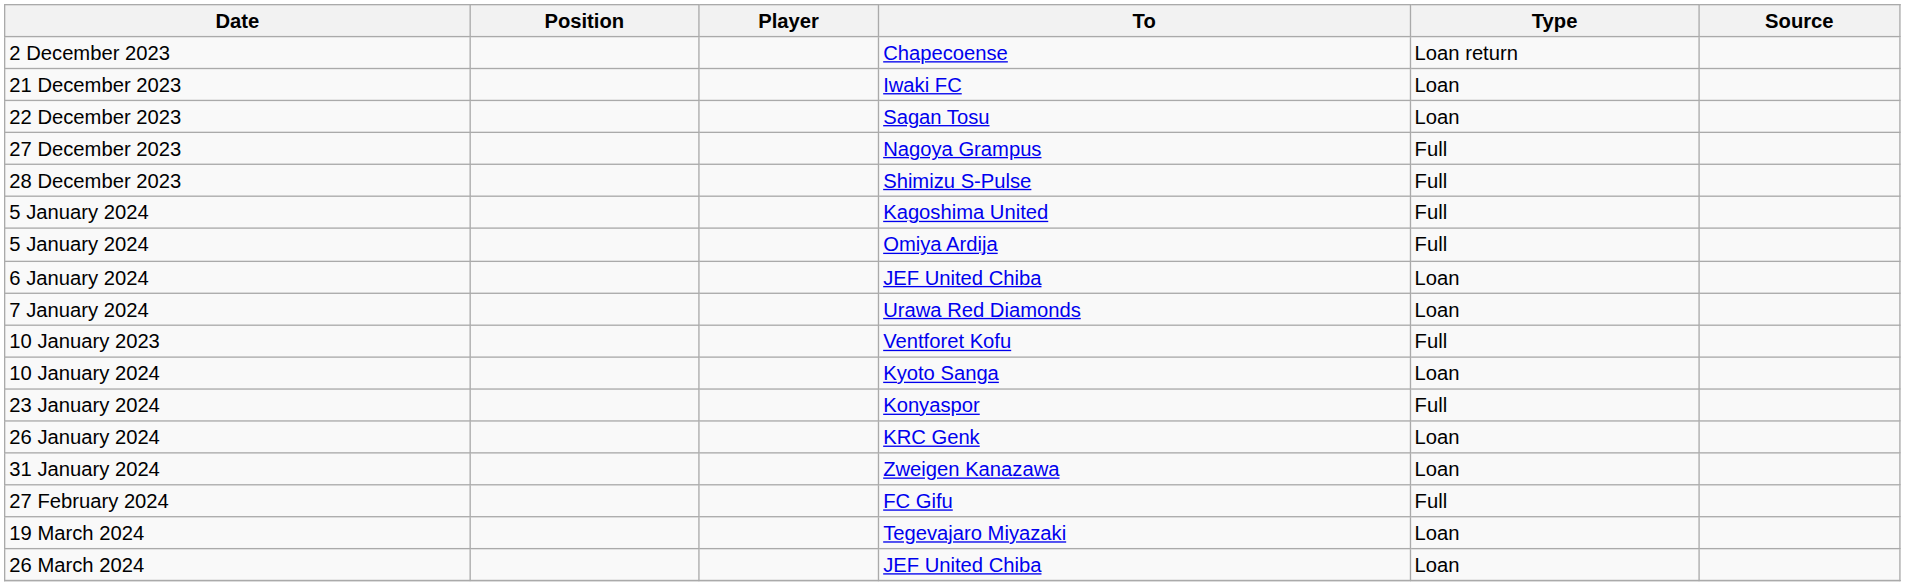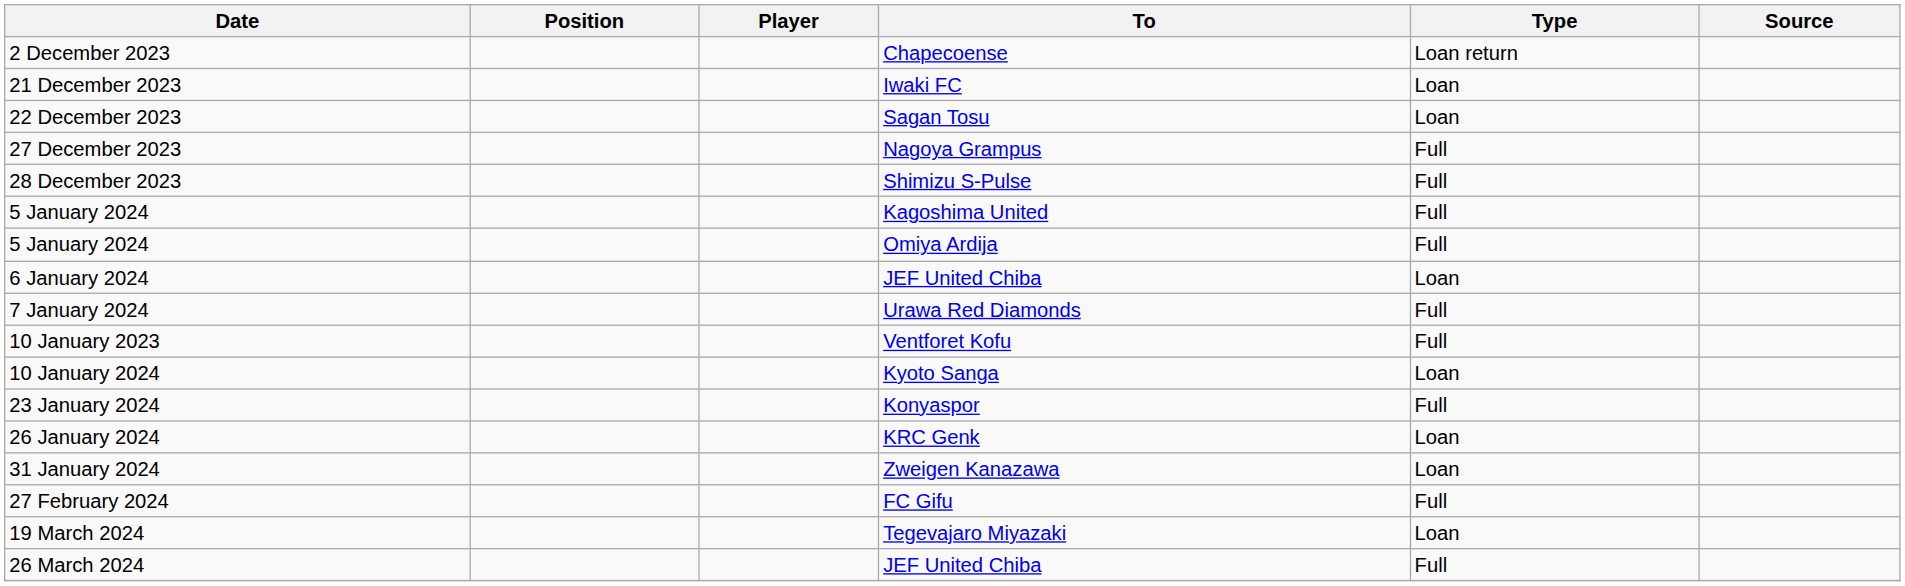(1437, 309) Loan -> (1431, 309) Full
(1437, 565) Loan -> (1431, 565) Full
